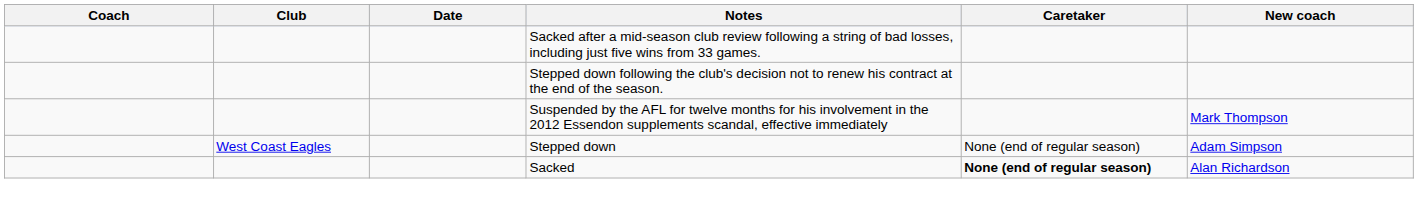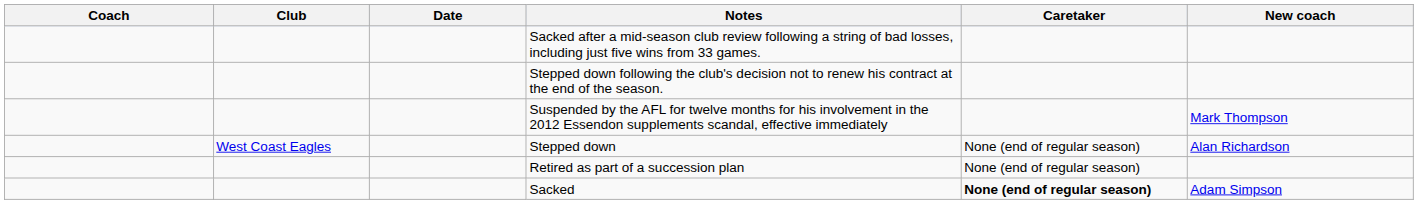(1236, 146) Adam Simpson -> (1240, 146) Alan Richardson
+ row: (637, 168)
(1240, 168) Alan Richardson -> (1236, 189) Adam Simpson
